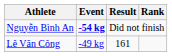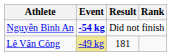(91, 43) no background -> (91, 43) khaki background
(123, 43) 161 -> (123, 43) 181
